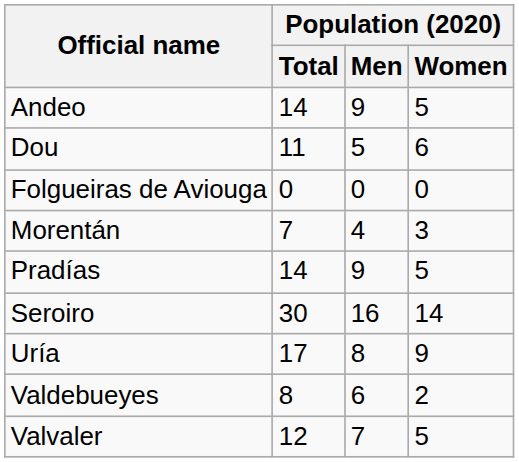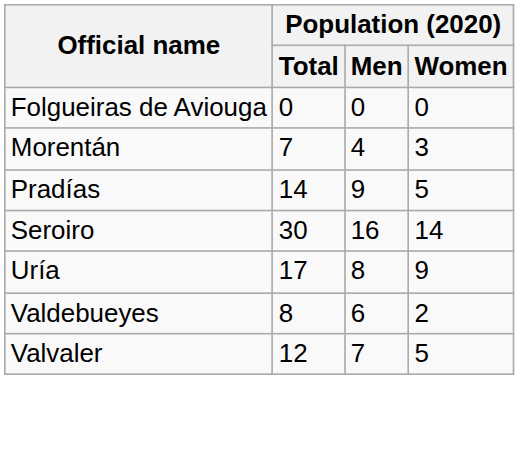- row: (48, 107)
- row: (35, 148)
